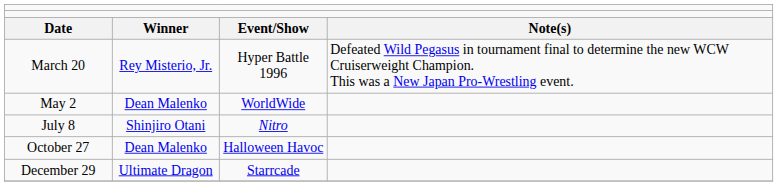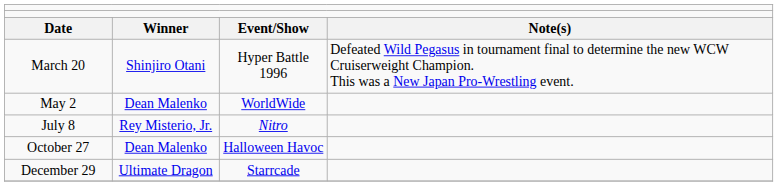(166, 66) Rey Misterio, Jr. -> (166, 66) Shinjiro Otani
(166, 125) Shinjiro Otani -> (166, 125) Rey Misterio, Jr.
